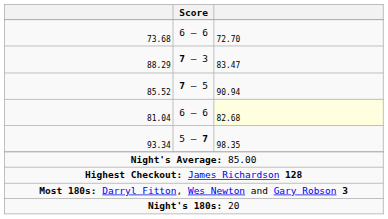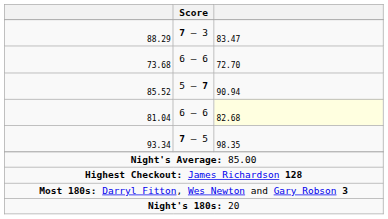rows swapped: (159, 39) <-> (159, 66)
(194, 86) 7 – 5 -> (194, 86) 5 – 7
(194, 139) 5 – 7 -> (194, 139) 7 – 5
